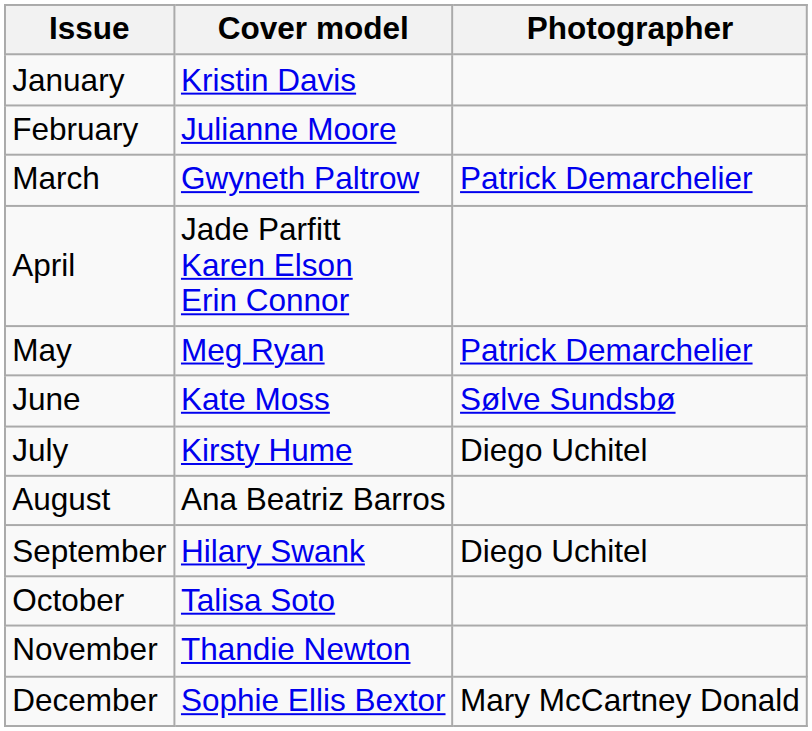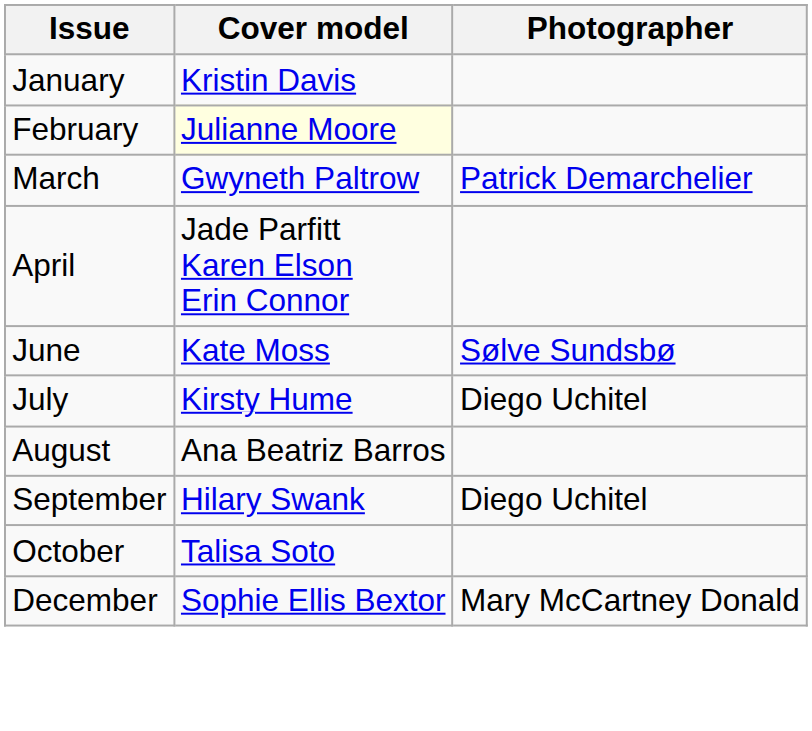(289, 129) no background -> (289, 129) lightyellow background
- row: (42, 350)
- row: (85, 650)
